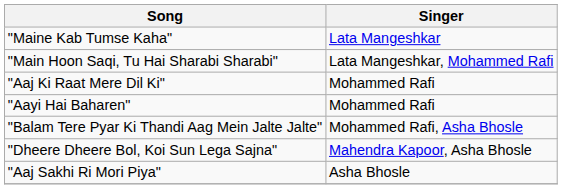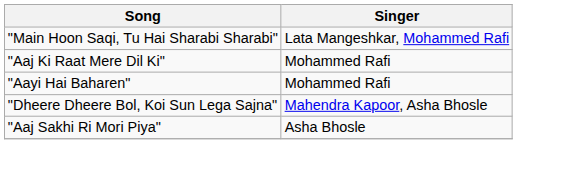- row: (90, 38)
- row: (165, 128)
